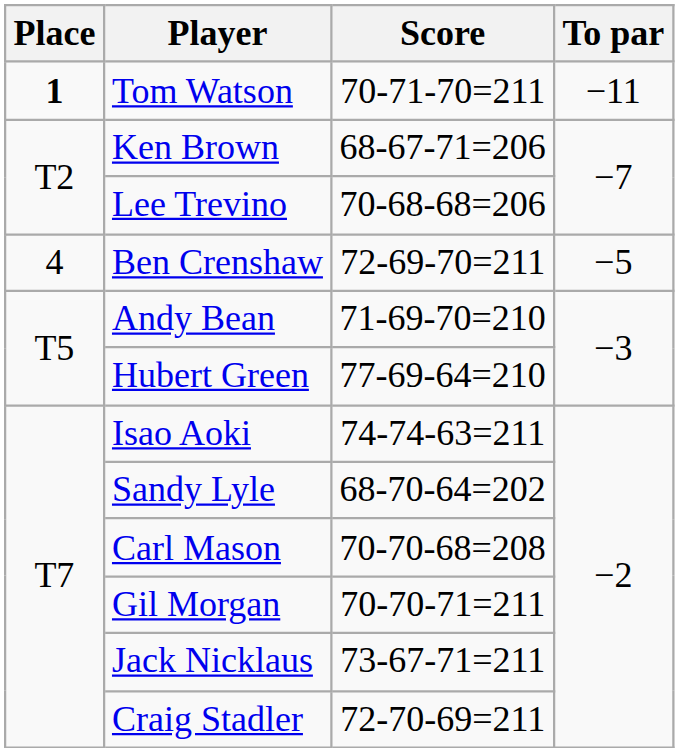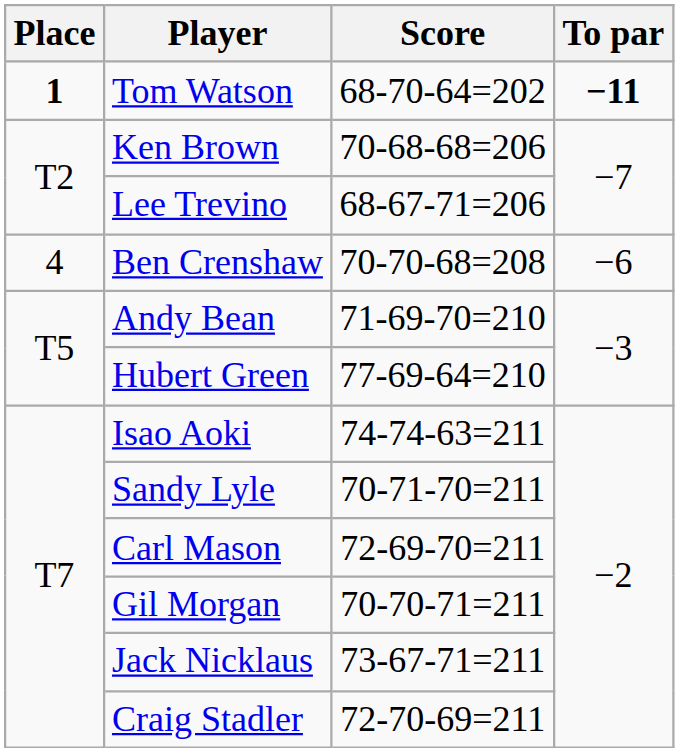(443, 90) 70-71-70=211 -> (443, 90) 68-70-64=202
(613, 90) normal -> (613, 90) bold
(443, 147) 68-67-71=206 -> (443, 147) 70-68-68=206
(443, 204) 70-68-68=206 -> (443, 204) 68-67-71=206
(443, 261) 72-69-70=211 -> (443, 261) 70-70-68=208
(613, 261) −5 -> (613, 261) −6
(443, 489) 68-70-64=202 -> (443, 489) 70-71-70=211
(443, 546) 70-70-68=208 -> (443, 546) 72-69-70=211
